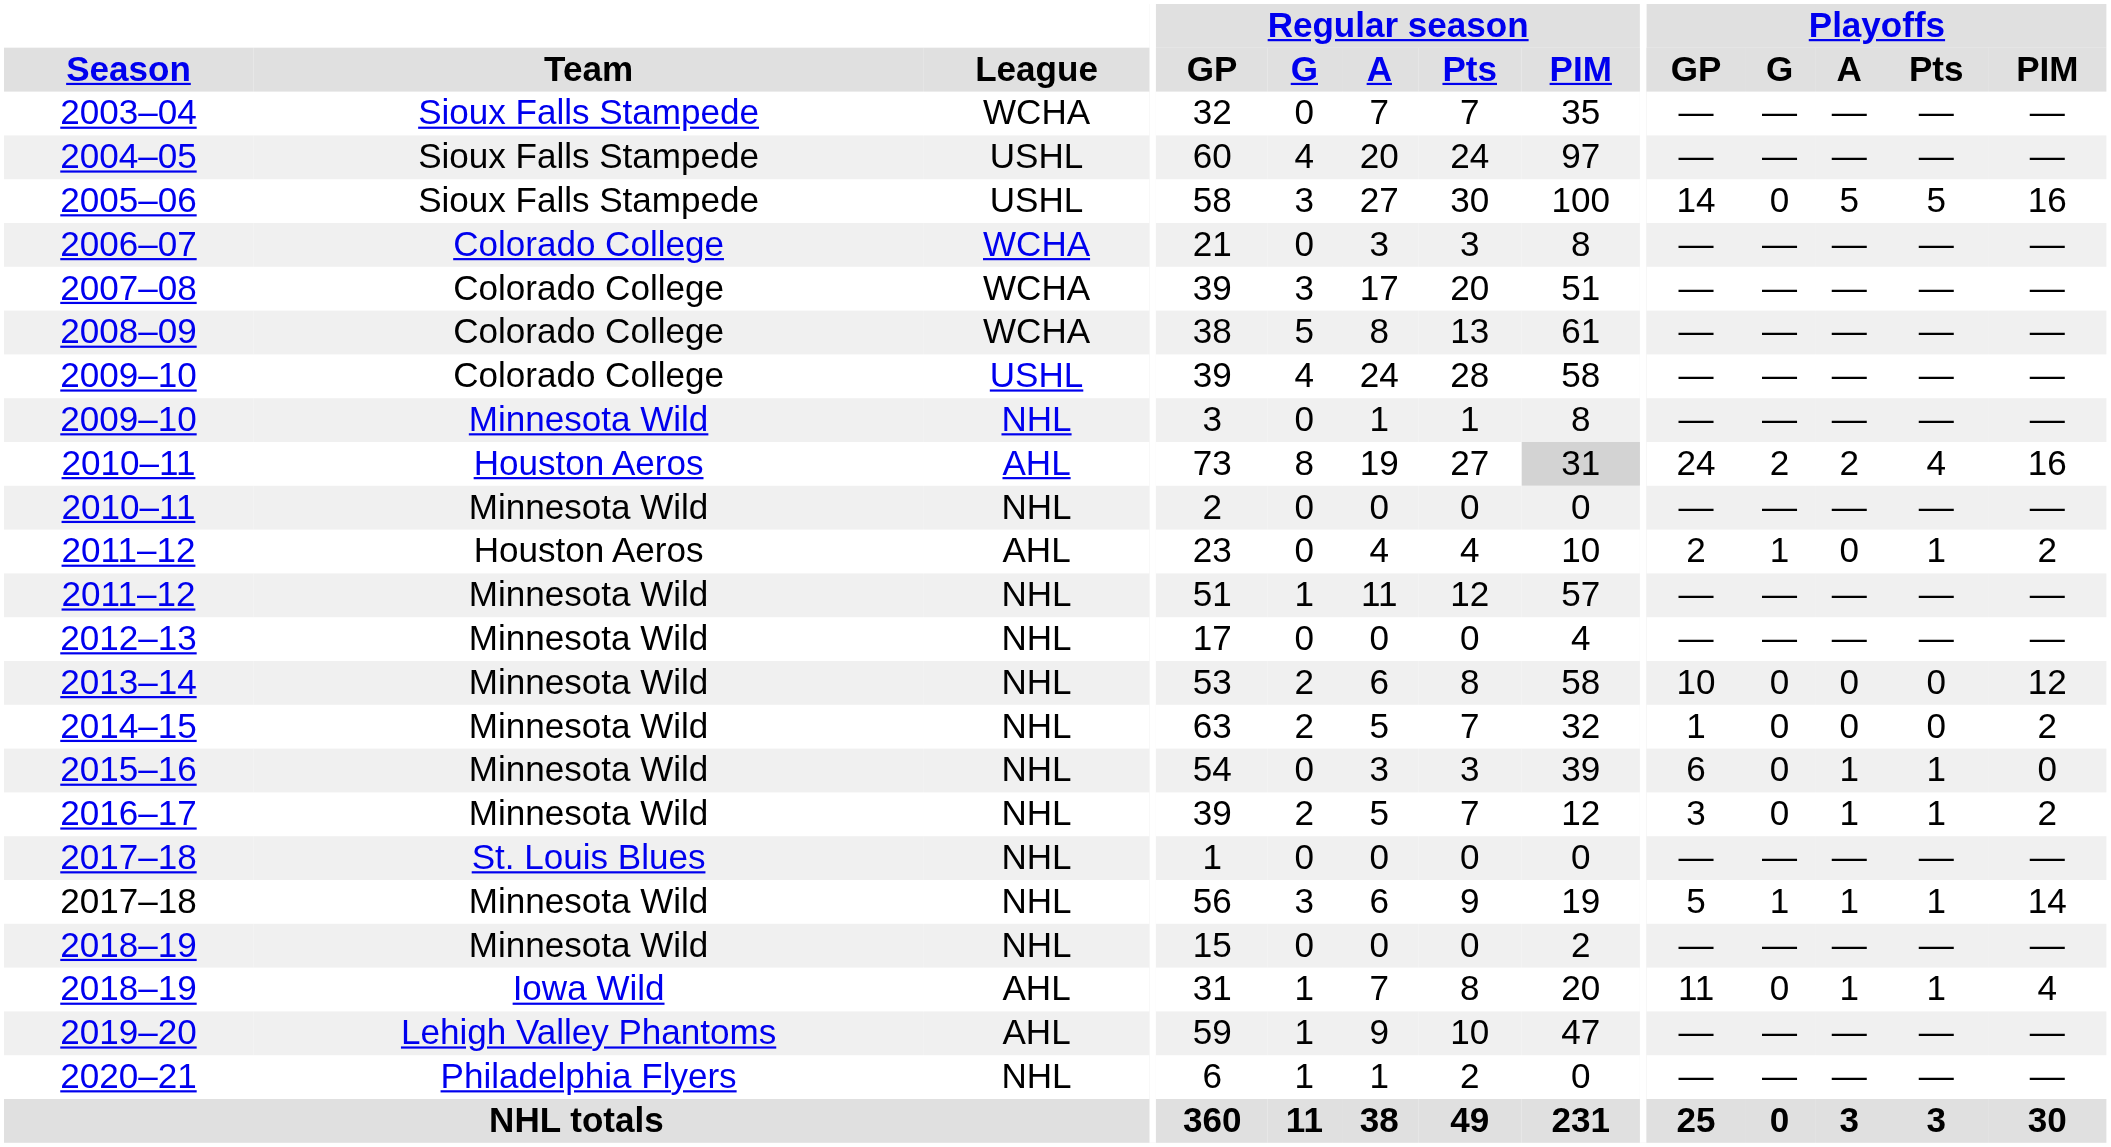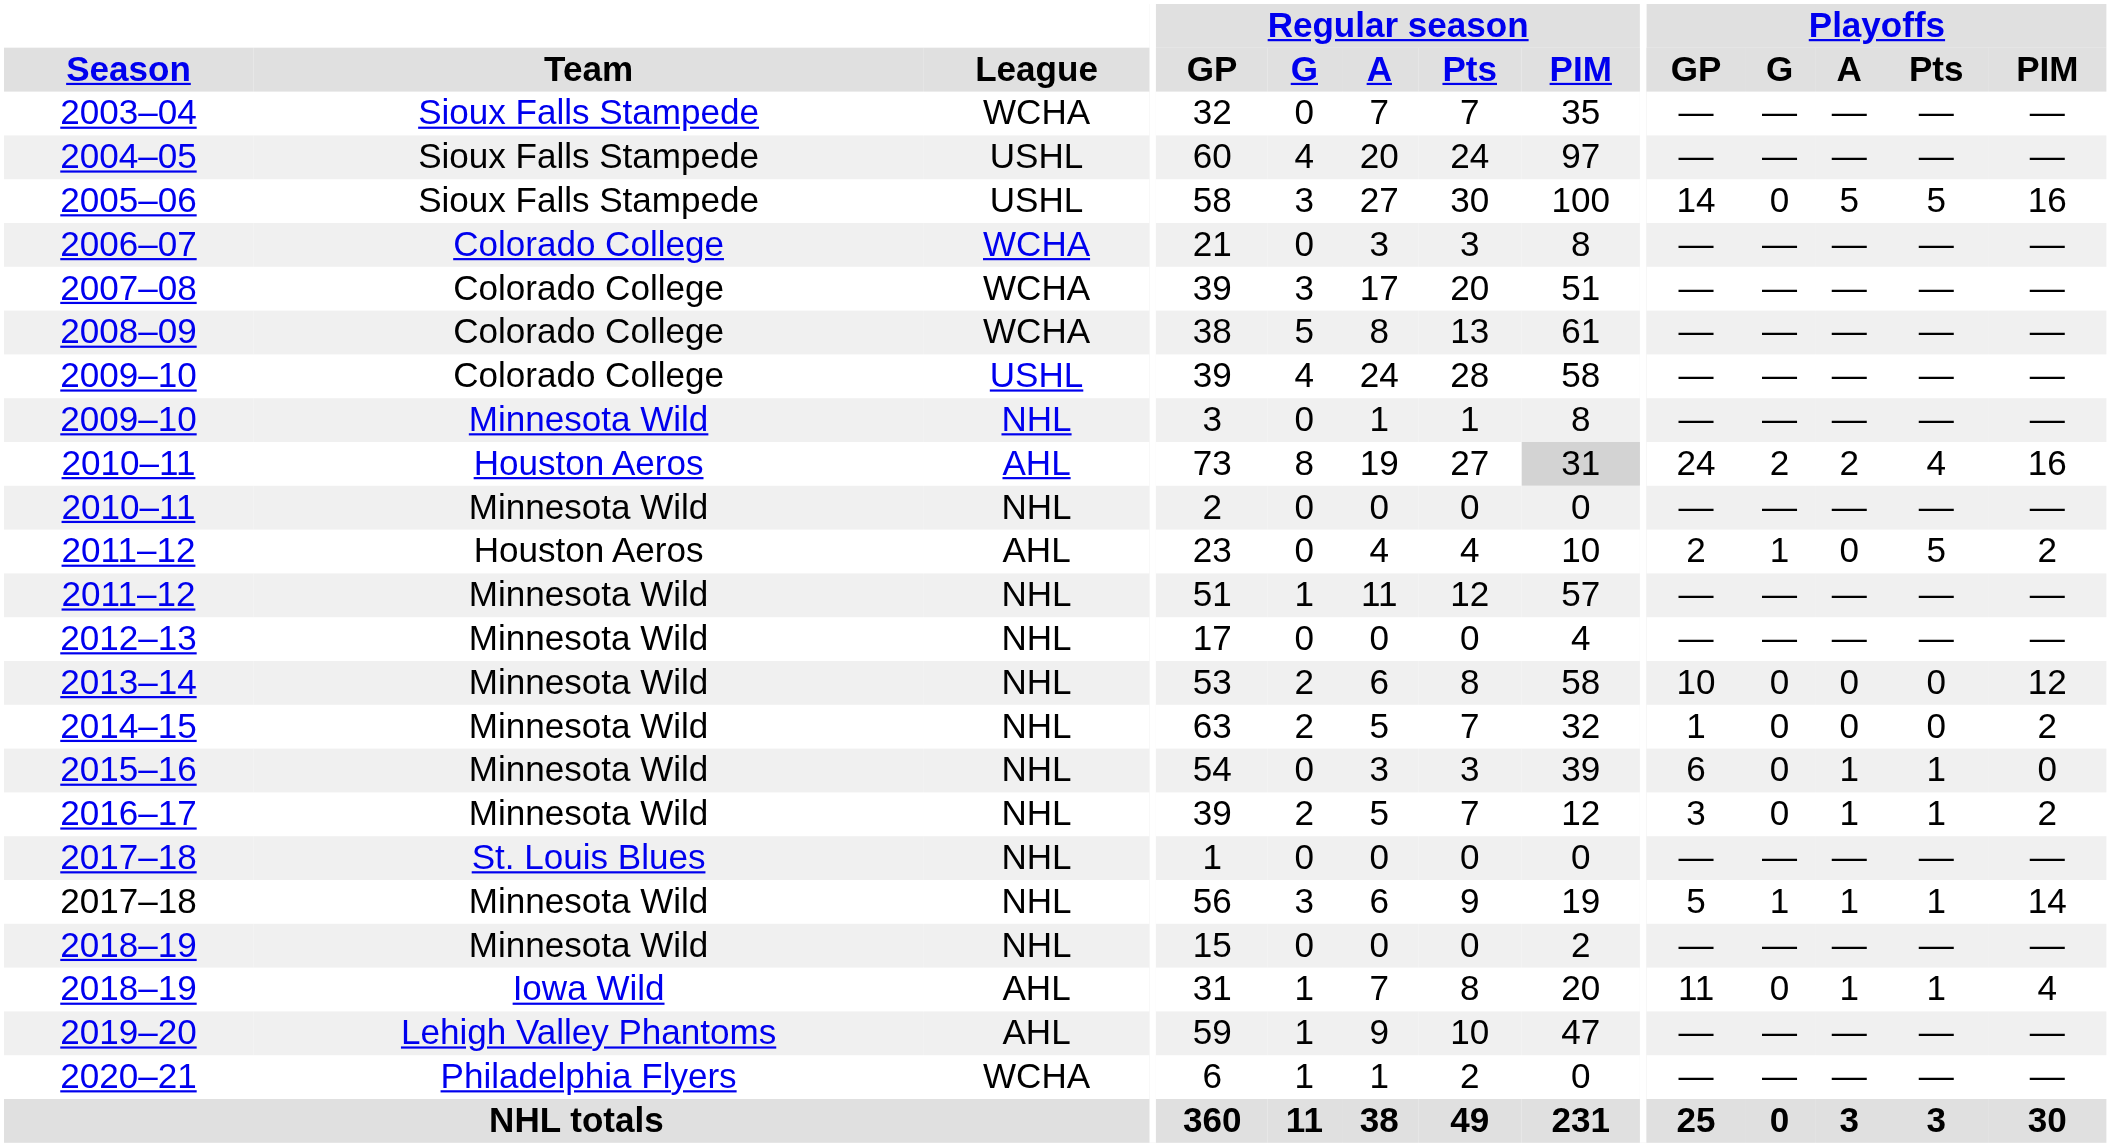(1936, 550) 1 -> (1936, 550) 5
(1037, 1076) NHL -> (1037, 1076) WCHA
